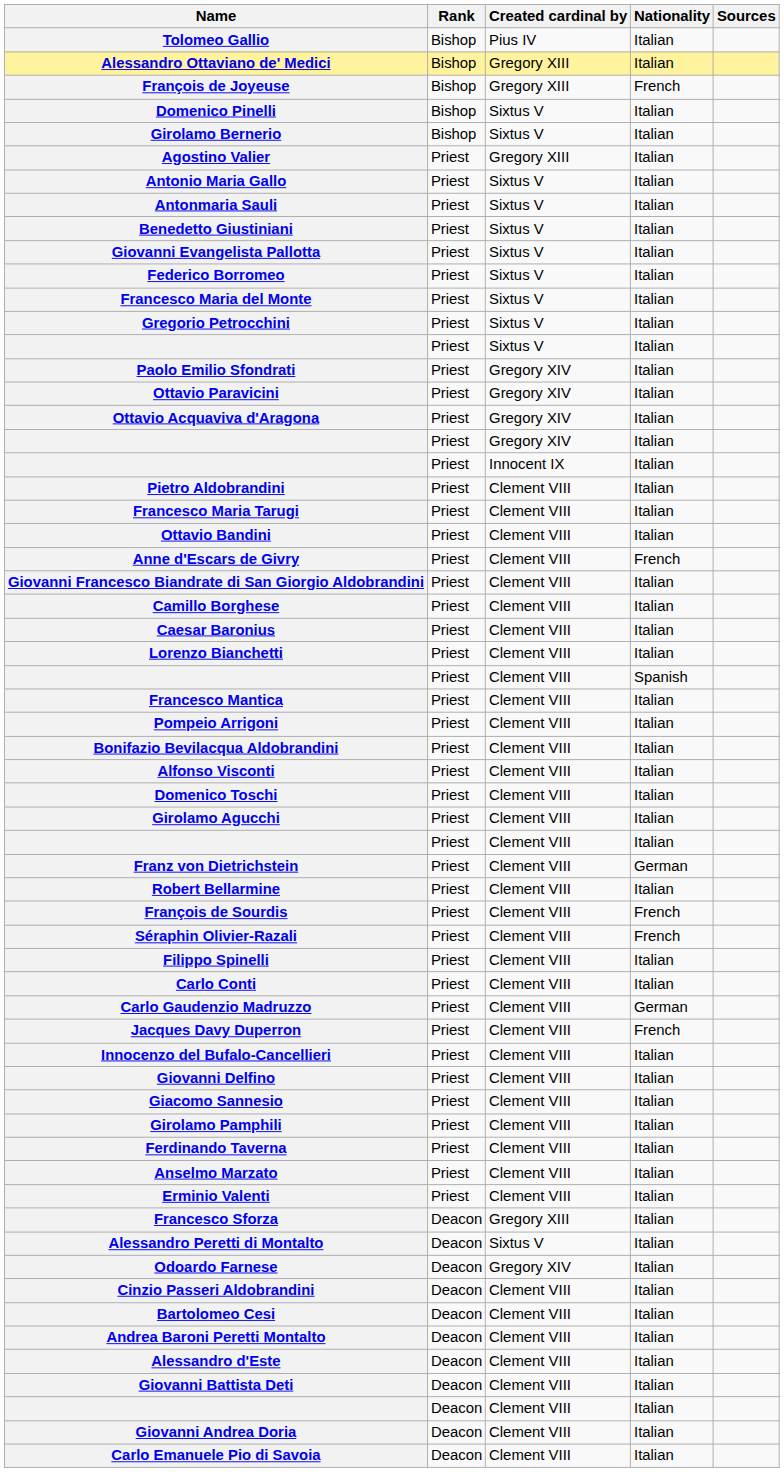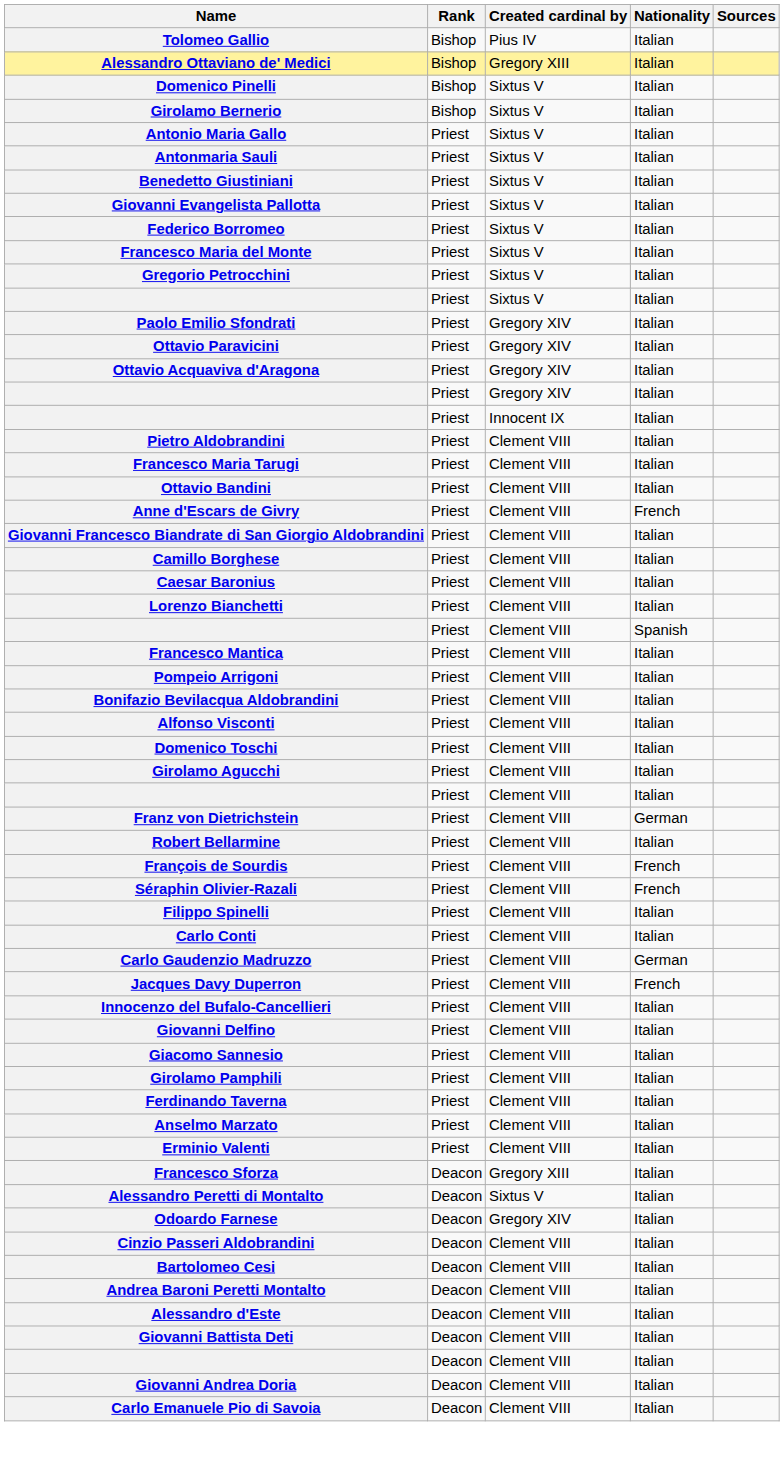- row: (216, 87)
- row: (216, 157)
